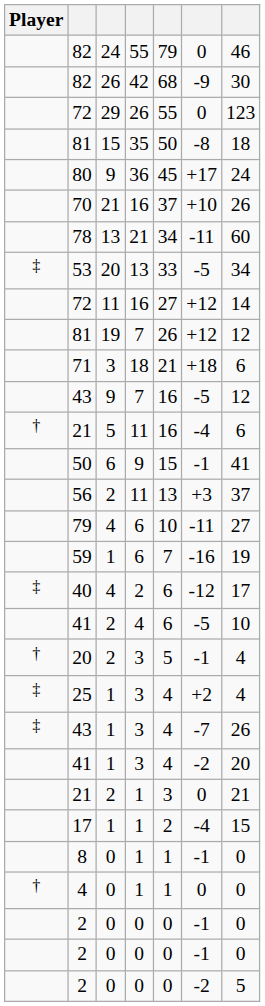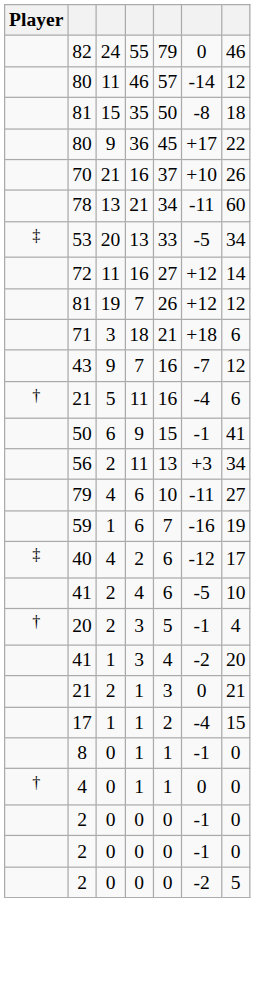- row: (82, 81)
+ row: (82, 81)
- row: (82, 112)
(241, 174) 24 -> (236, 143) 22
(202, 396) -5 -> (202, 365) -7
(241, 494) 37 -> (236, 463) 34
- row: (82, 693)
- row: (82, 730)
